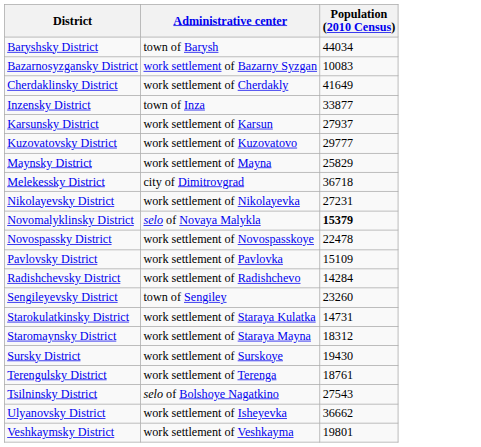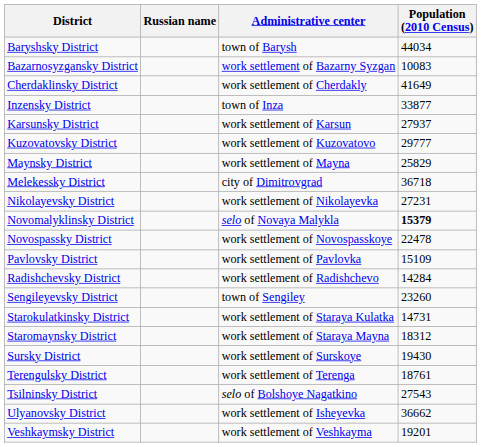+ column: (180, 20)
(338, 432) 19801 -> (416, 432) 19201
